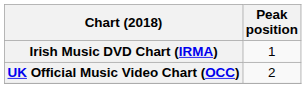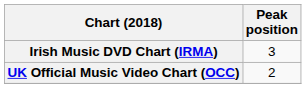(272, 51) 1 -> (272, 51) 3
